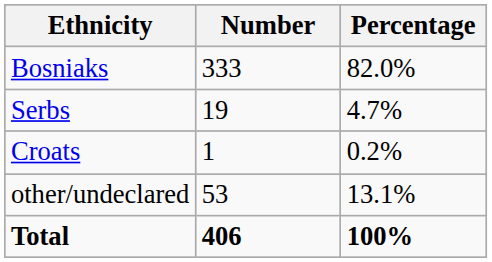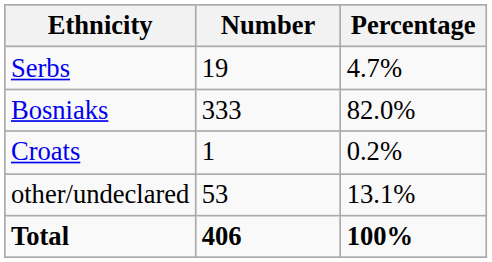rows swapped: (60, 67) <-> (40, 109)
